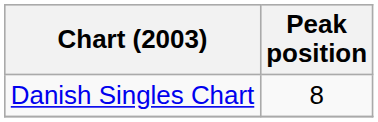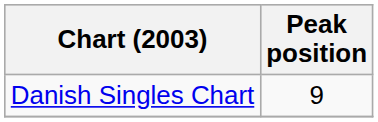(317, 95) 8 -> (317, 95) 9
